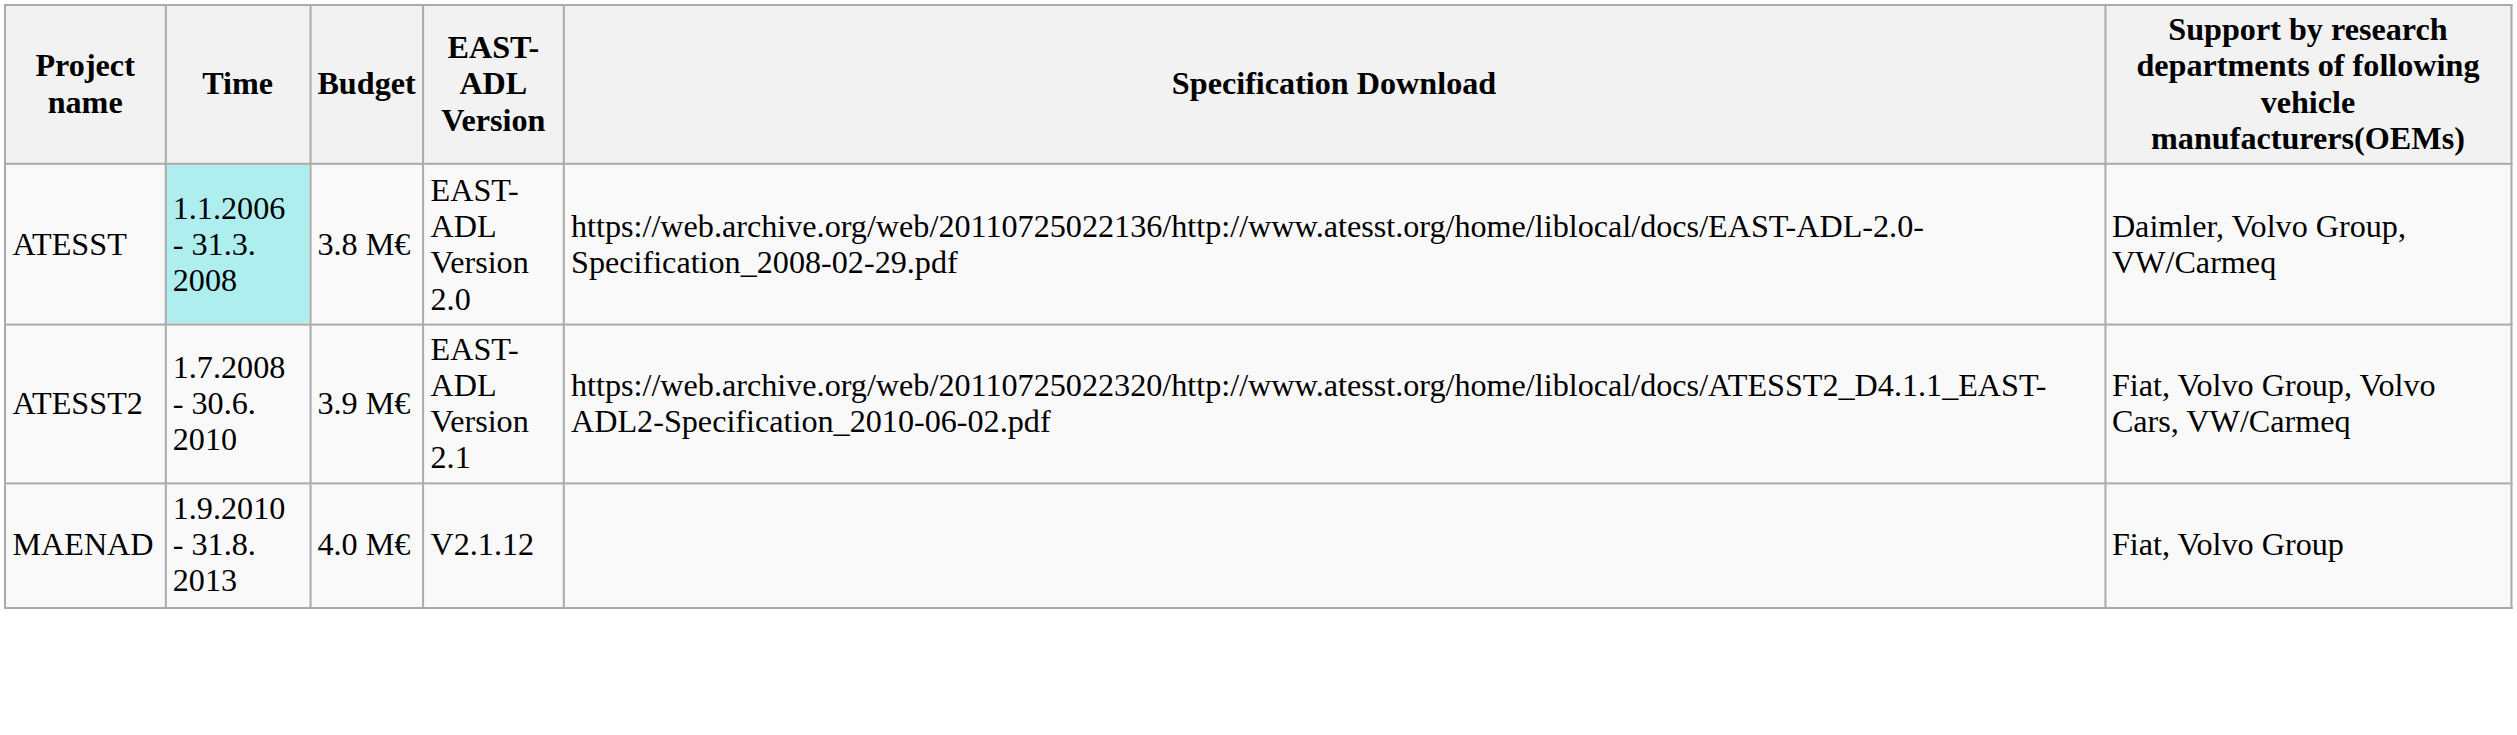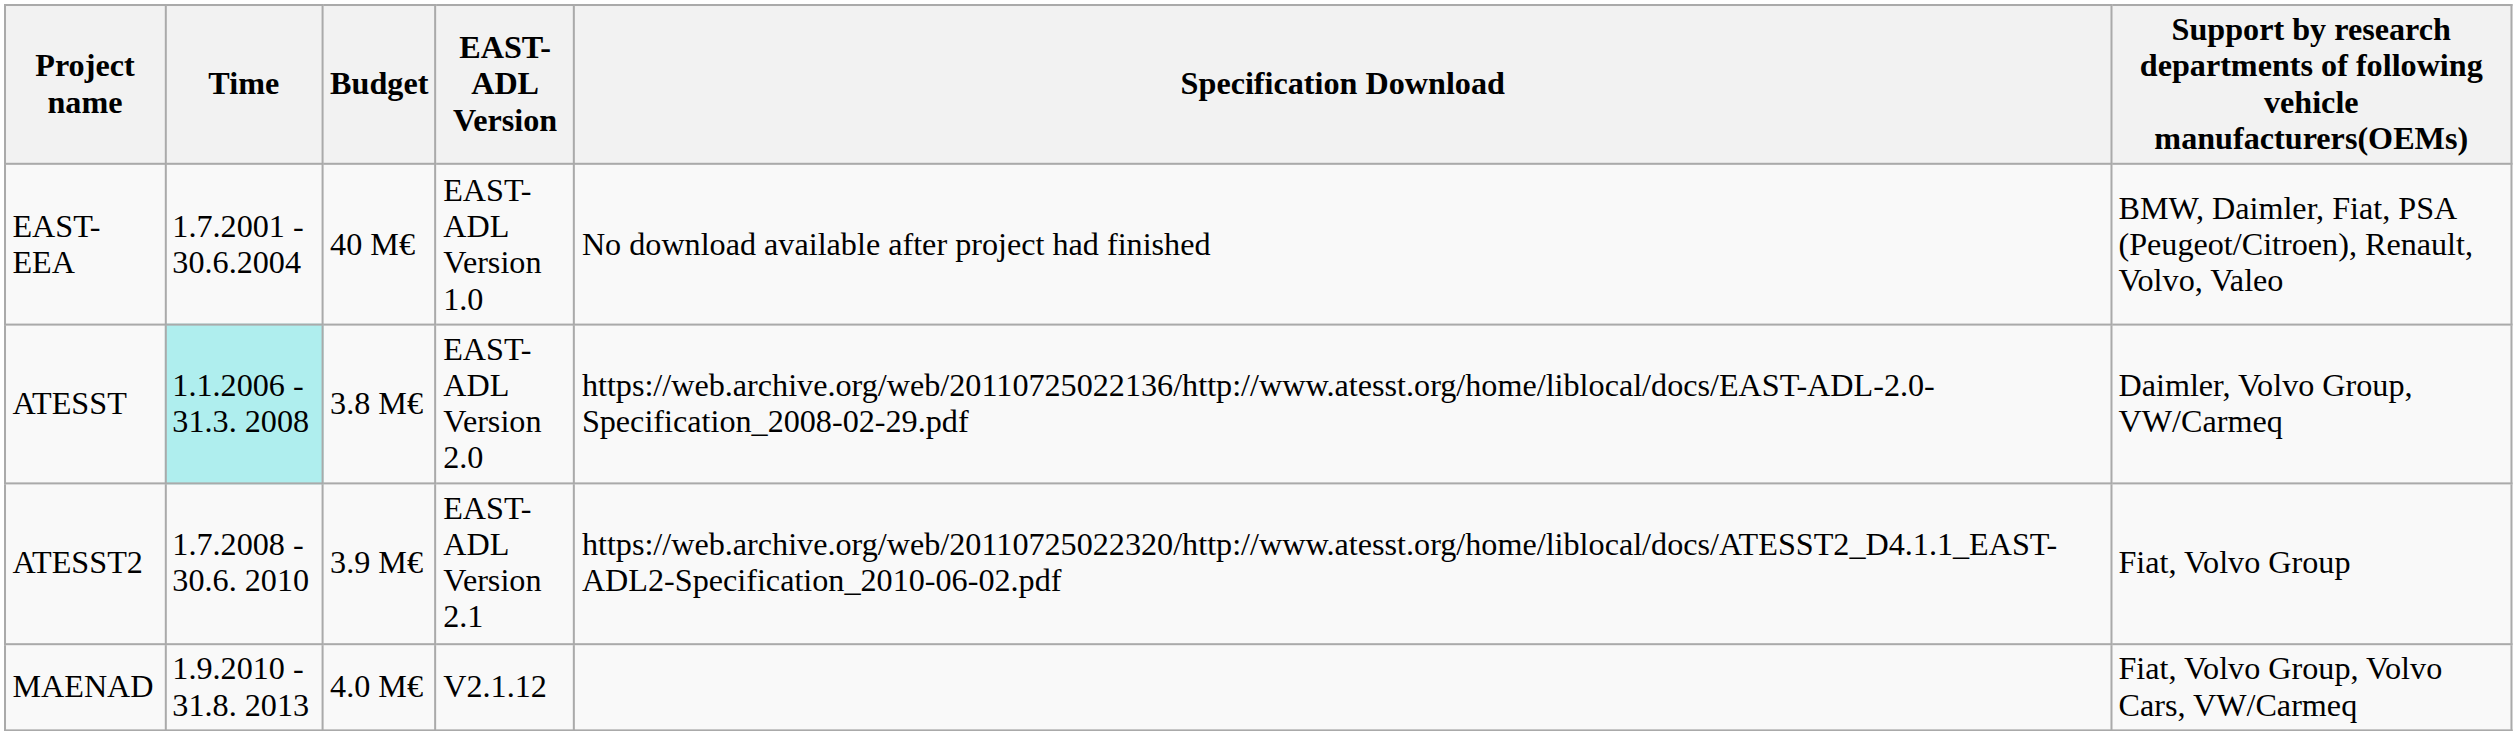+ row: (56, 243)
(2274, 403) Fiat, Volvo Group, Volvo Cars, VW/Carmeq -> (2234, 562) Fiat, Volvo Group
(2228, 544) Fiat, Volvo Group -> (2280, 686) Fiat, Volvo Group, Volvo Cars, VW/Carmeq
